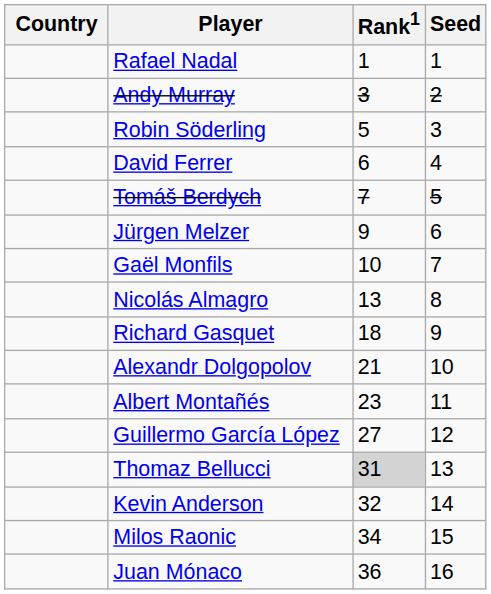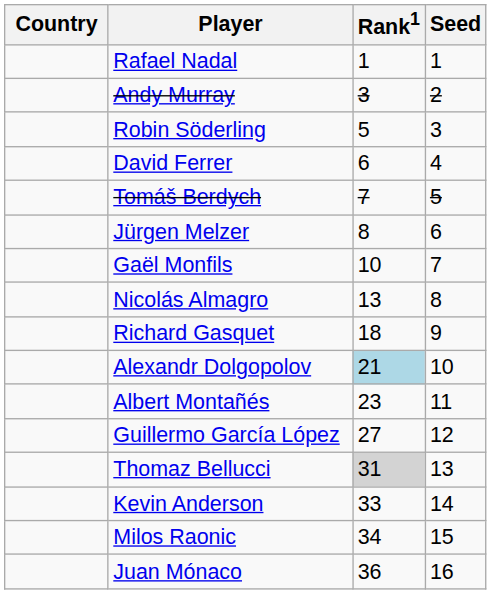(364, 231) 9 -> (364, 231) 8
(370, 367) no background -> (370, 367) lightblue background
(370, 503) 32 -> (370, 503) 33
